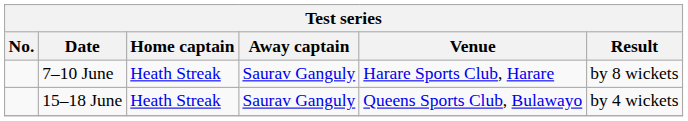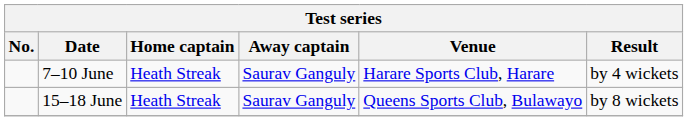(634, 73) by 8 wickets -> (634, 73) by 4 wickets
(634, 101) by 4 wickets -> (634, 101) by 8 wickets
